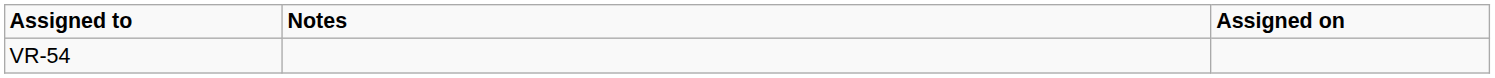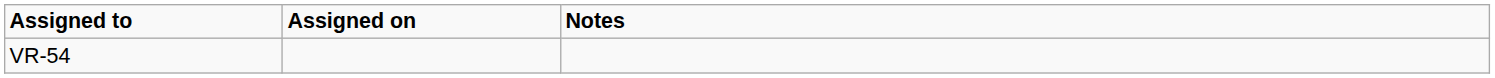columns swapped: (1281, 21) <-> (317, 21)
